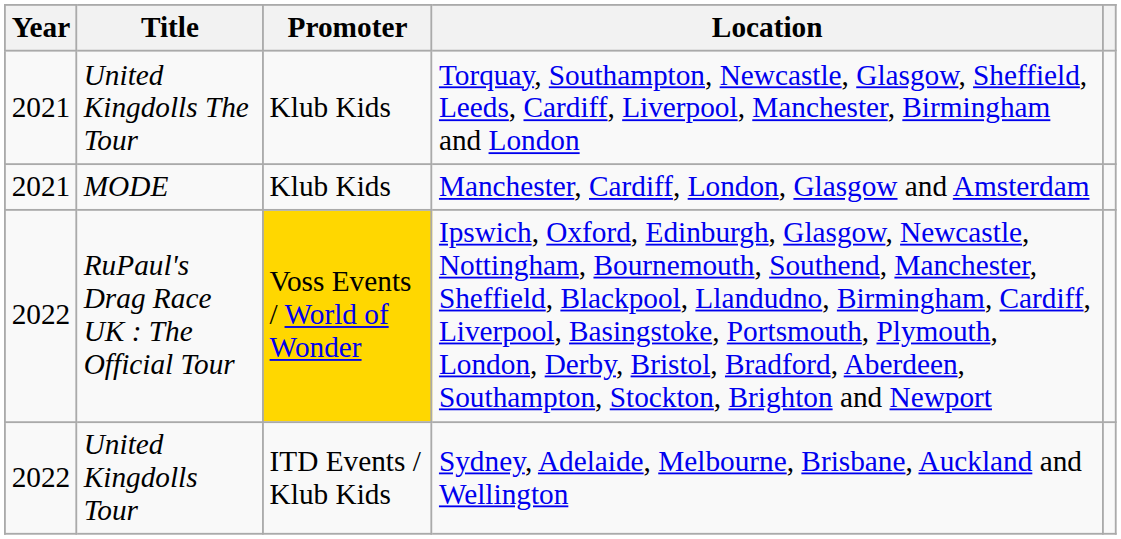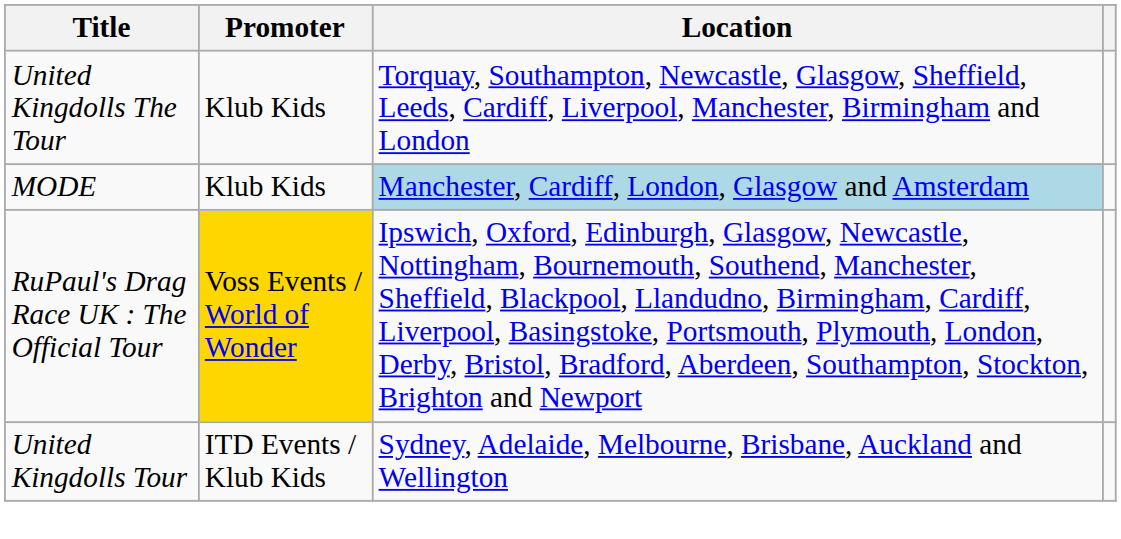- column: (41, 27)
(764, 186) no background -> (704, 186) lightblue background
